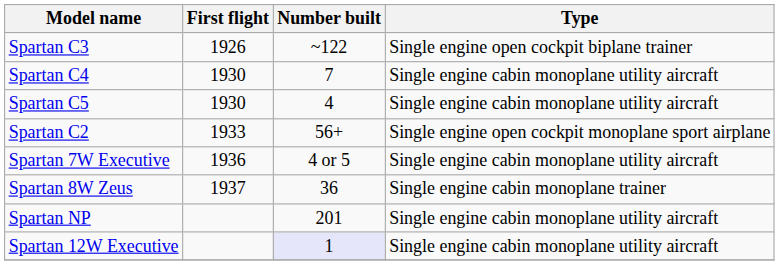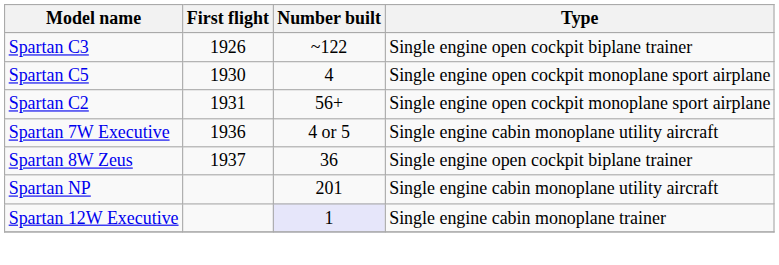- row: (49, 75)
(554, 103) Single engine cabin monoplane utility aircraft -> (580, 75) Single engine open cockpit monoplane sport airplane
(228, 132) 1933 -> (228, 103) 1931
(528, 189) Single engine cabin monoplane trainer -> (541, 160) Single engine open cockpit biplane trainer
(554, 246) Single engine cabin monoplane utility aircraft -> (528, 217) Single engine cabin monoplane trainer
